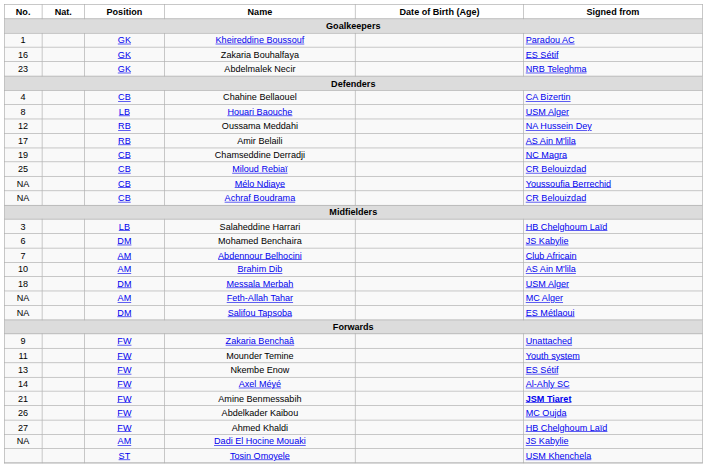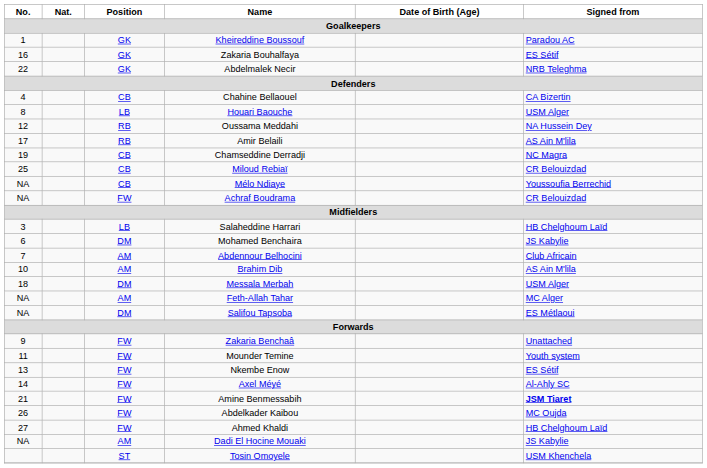(23, 69) 23 -> (23, 69) 22
(124, 198) CB -> (124, 198) FW
